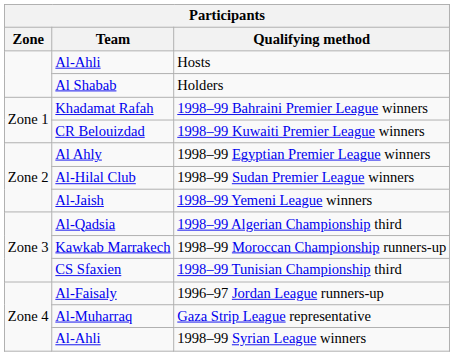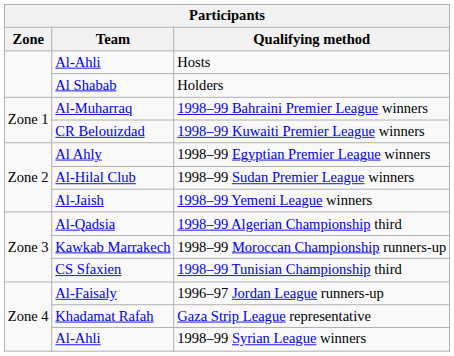(104, 108) Khadamat Rafah -> (94, 108) Al-Muharraq
(94, 316) Al-Muharraq -> (104, 316) Khadamat Rafah
